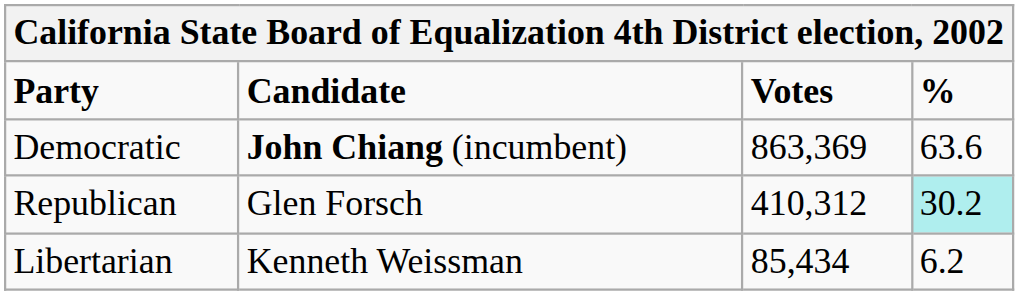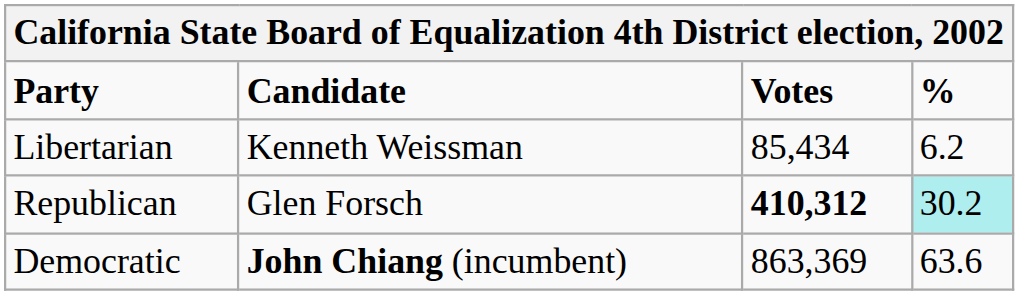rows swapped: (97, 146) <-> (93, 260)
(809, 203) normal -> (809, 203) bold
